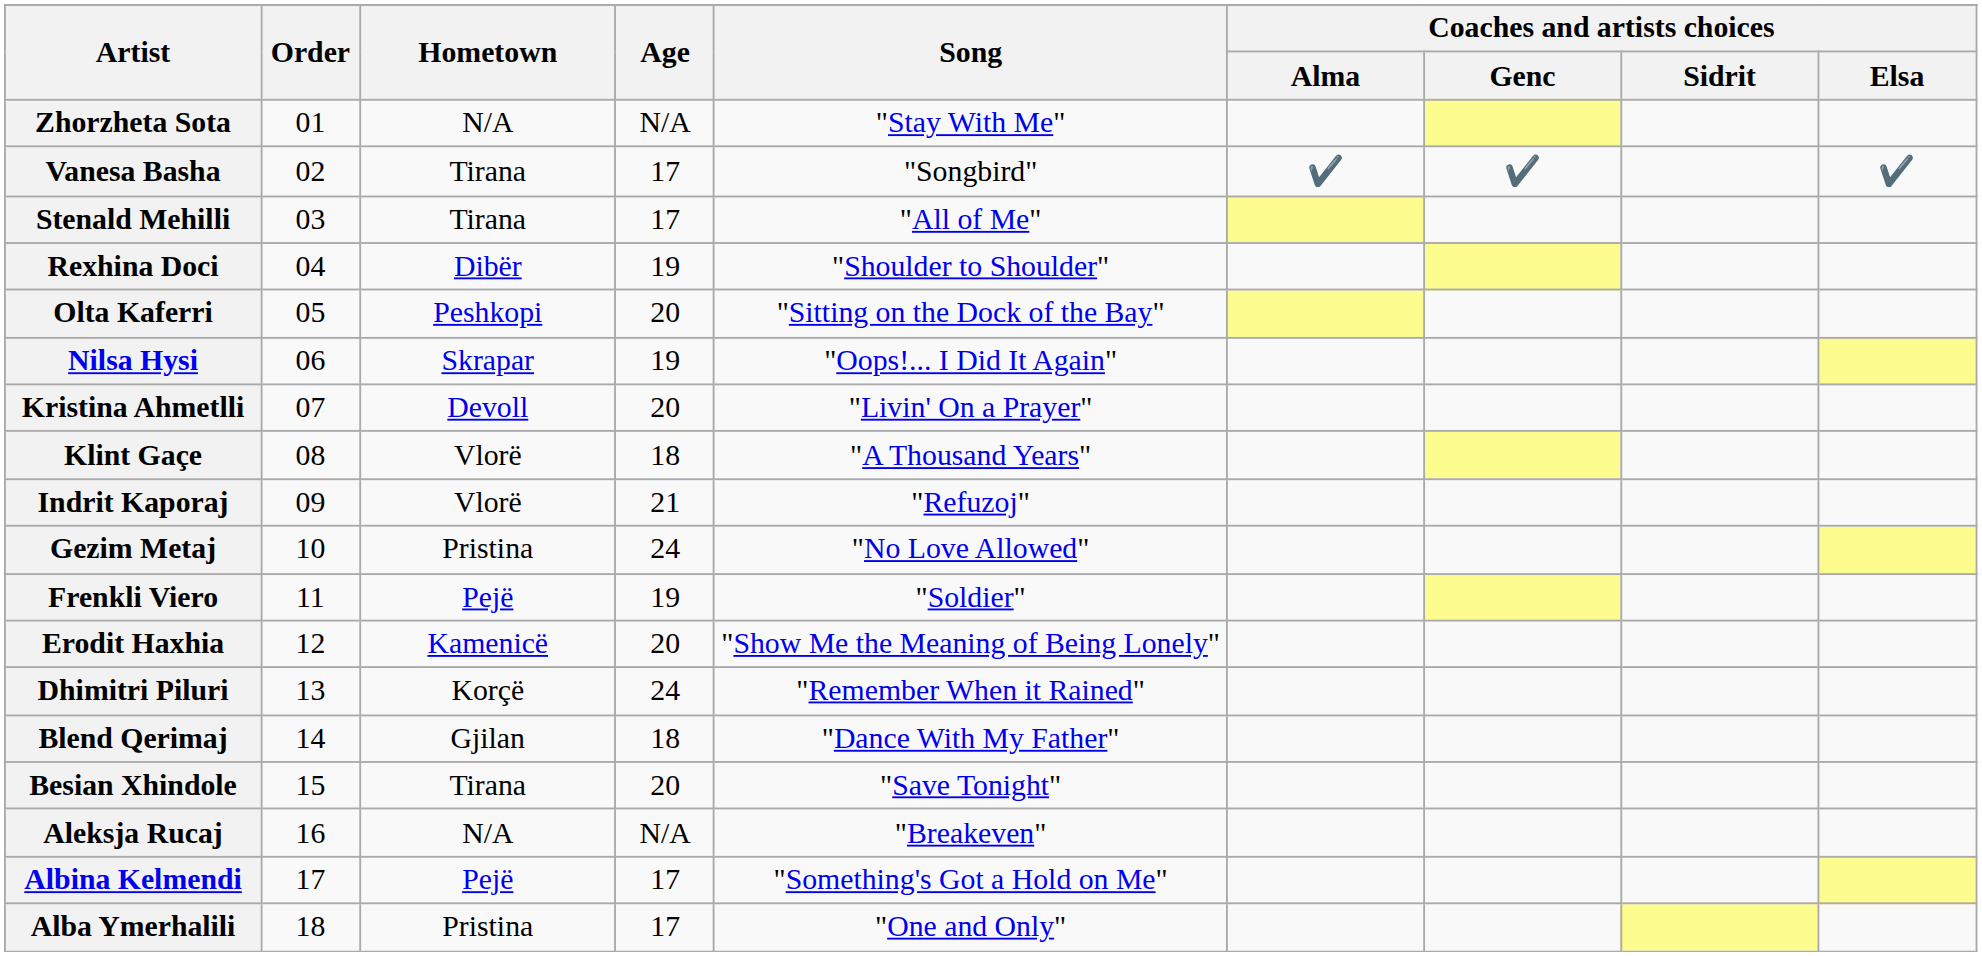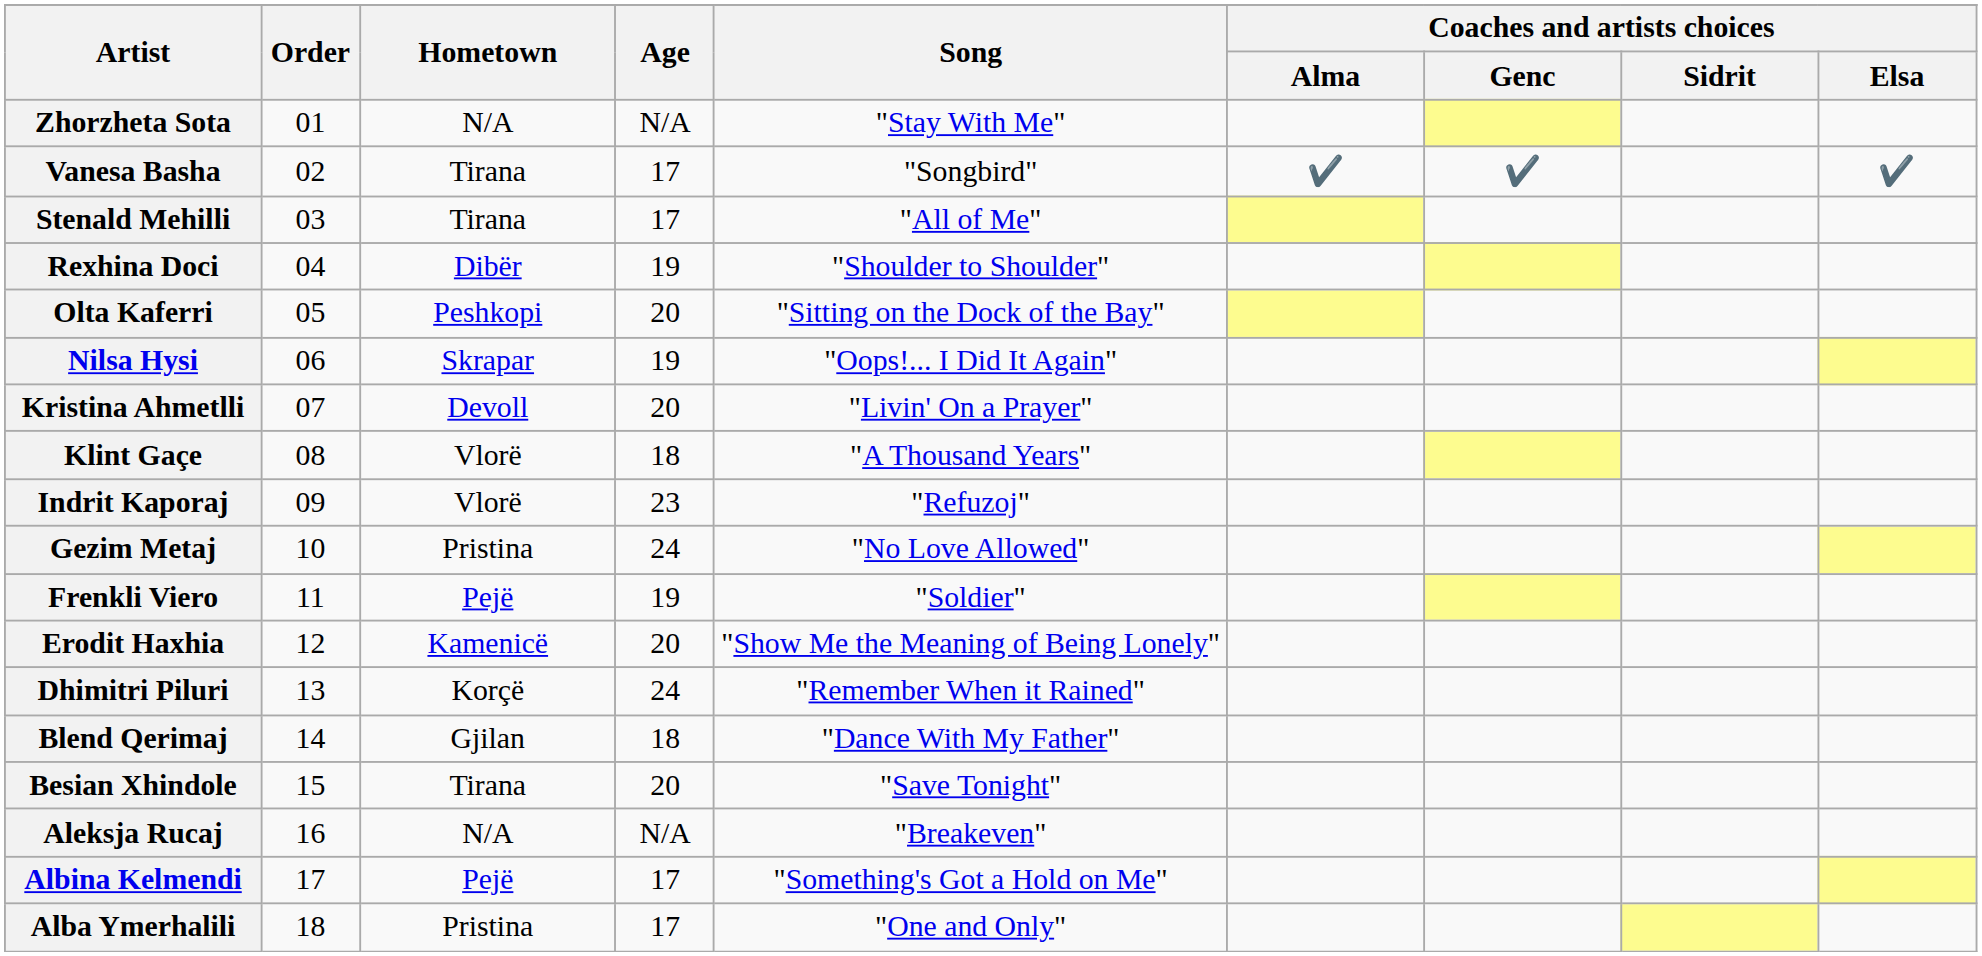(665, 501) 21 -> (665, 501) 23
